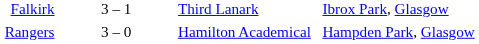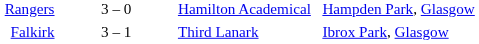rows swapped: (30, 32) <-> (33, 9)
